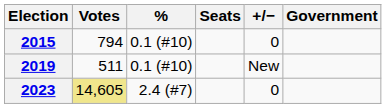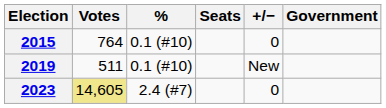(110, 41) 794 -> (110, 41) 764
